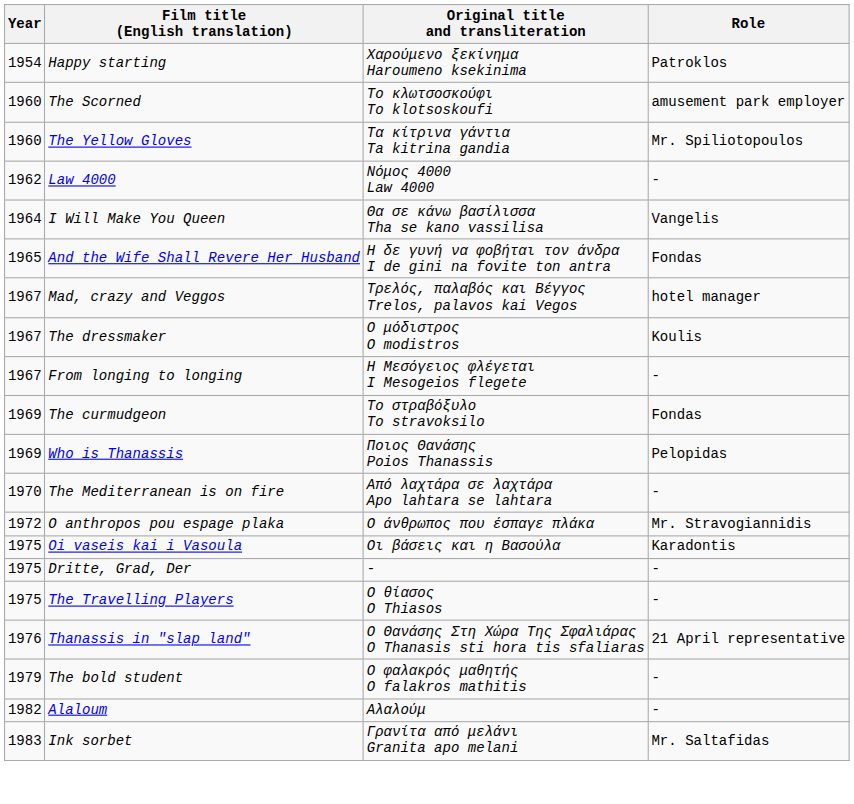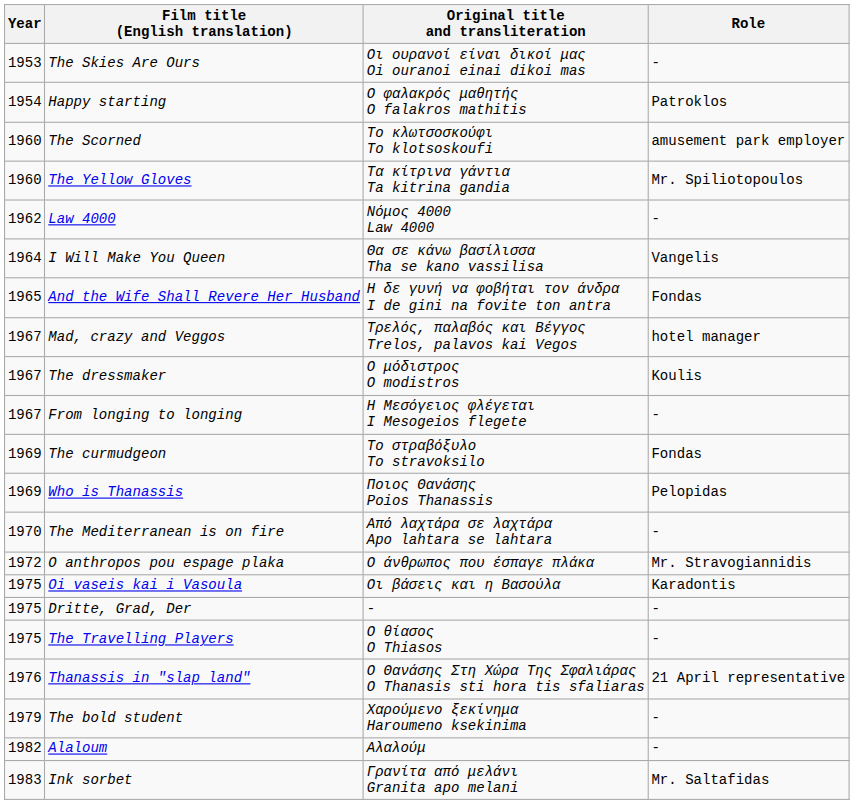+ row: (124, 63)
(447, 63) Χαρούμενο ξεκίνημα Haroumeno ksekinima -> (447, 102) Ο φαλακρός μαθητής O falakros mathitis
(447, 679) Ο φαλακρός μαθητής O falakros mathitis -> (447, 718) Χαρούμενο ξεκίνημα Haroumeno ksekinima
